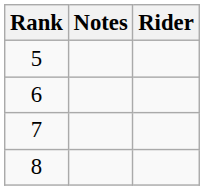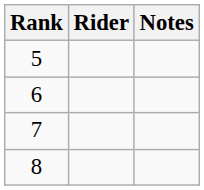columns swapped: (166, 22) <-> (101, 22)
